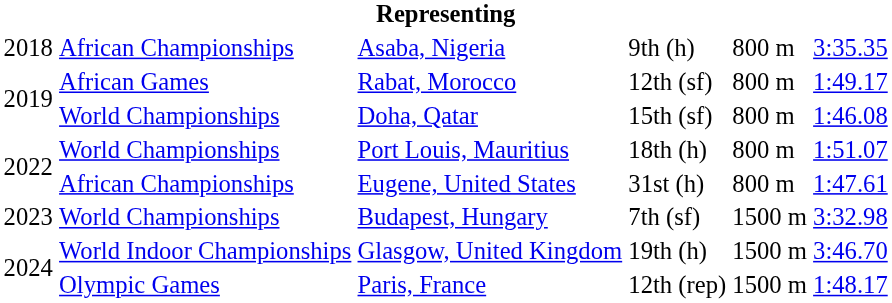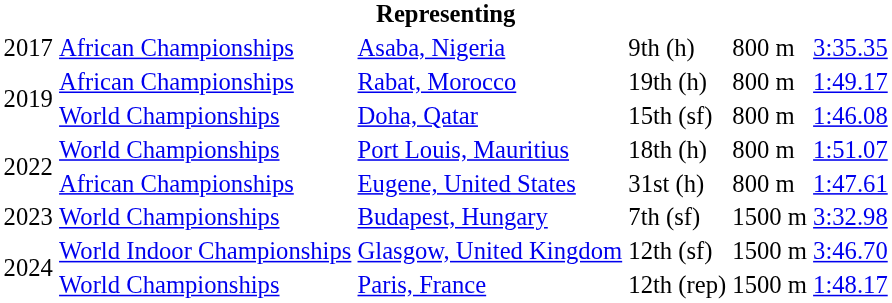(28, 48) 2018 -> (28, 48) 2017
(134, 81) African Games -> (176, 81) African Championships
(670, 81) 12th (sf) -> (668, 81) 19th (h)
(668, 251) 19th (h) -> (670, 251) 12th (sf)
(139, 285) Olympic Games -> (169, 285) World Championships
